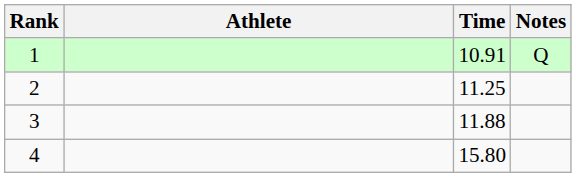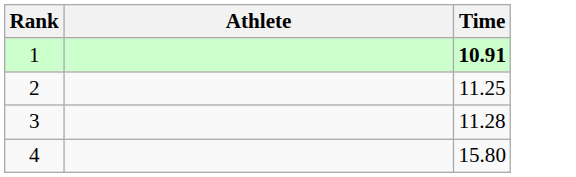- column: (541, 21)
(482, 54) normal -> (482, 54) bold
(482, 121) 11.88 -> (482, 121) 11.28
